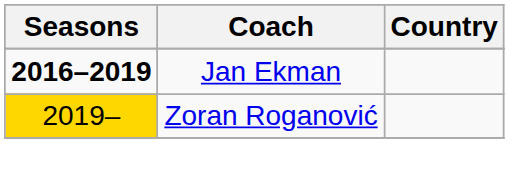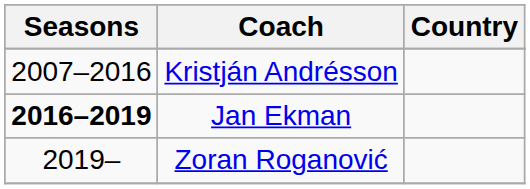+ row: (281, 71)
(81, 115) gold background -> (81, 159) no background
